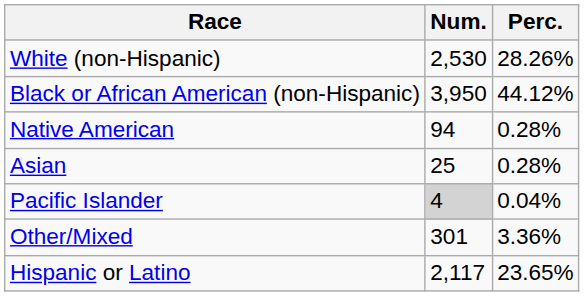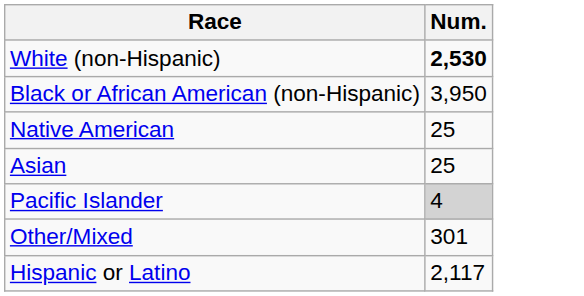- column: (535, 22)
(459, 58) normal -> (459, 58) bold
(443, 129) 94 -> (443, 129) 25
